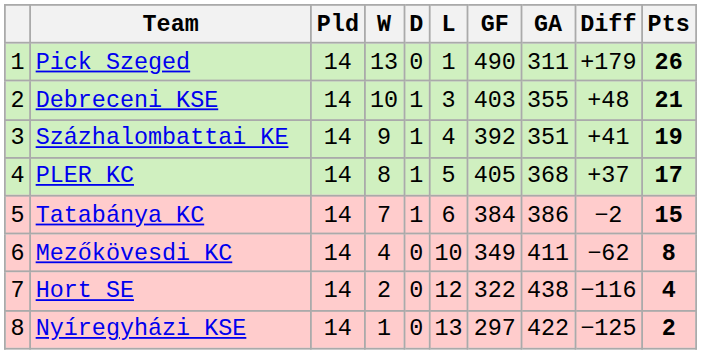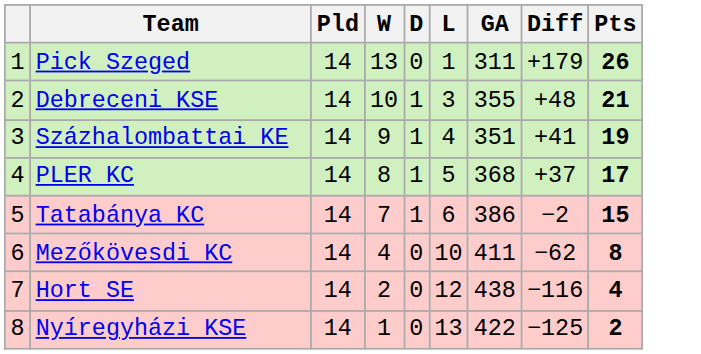- column: (495, 24)
